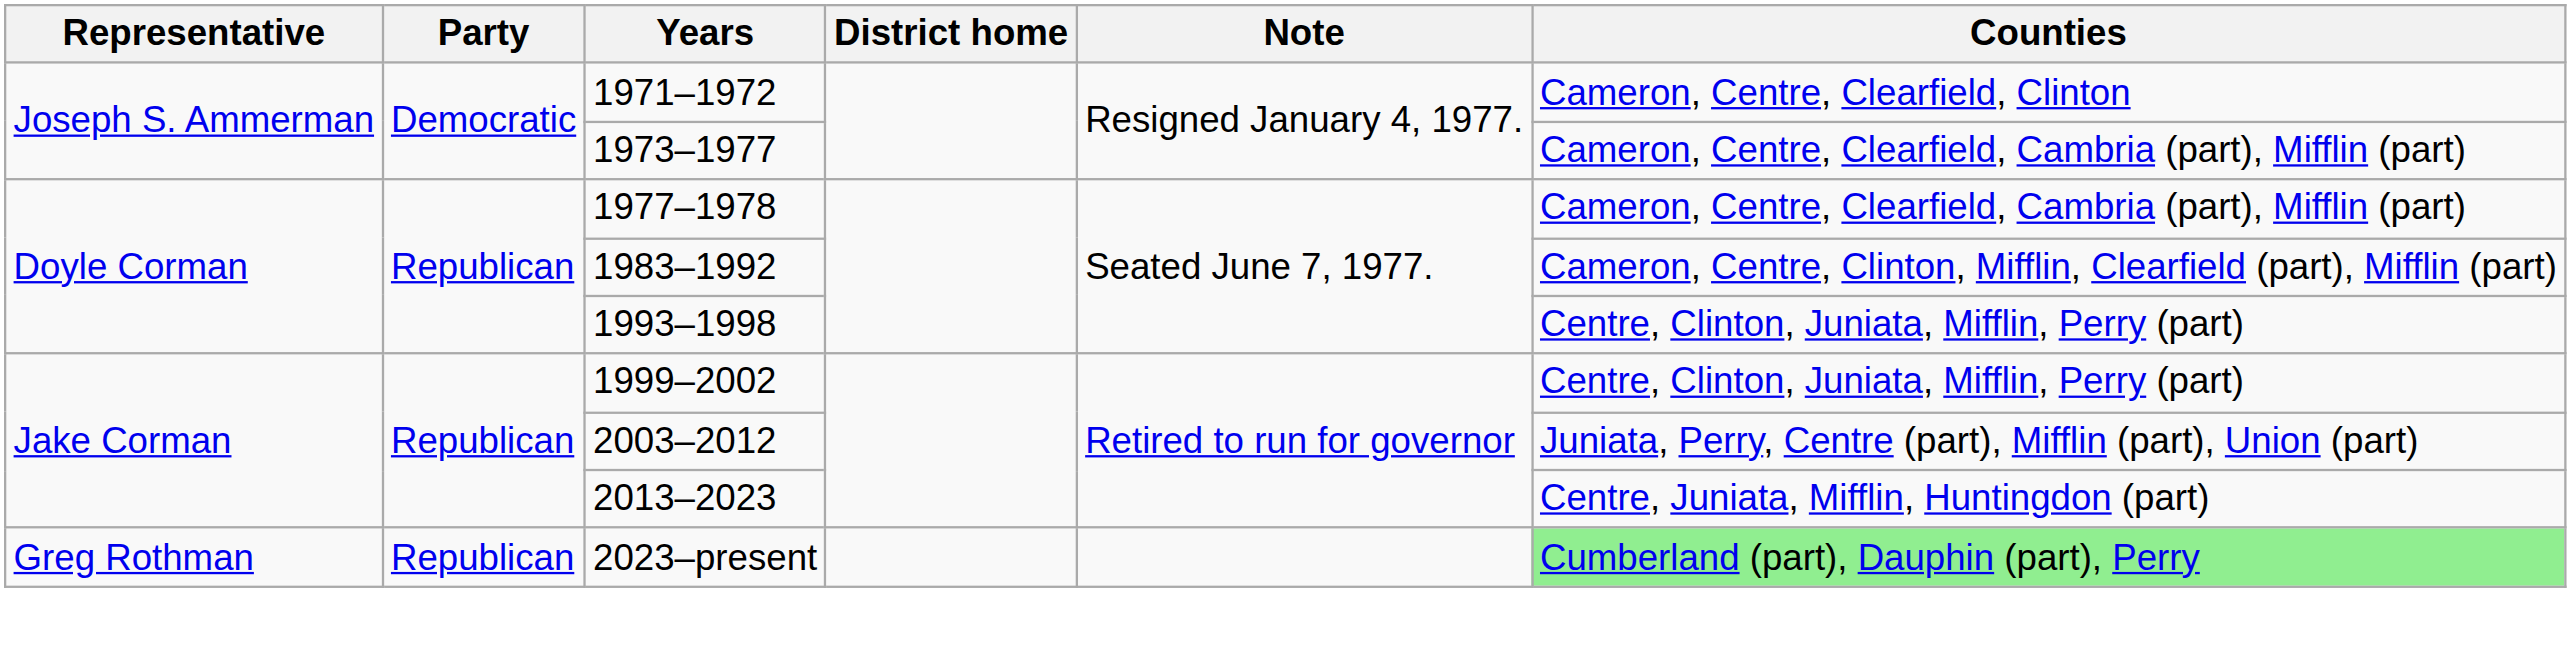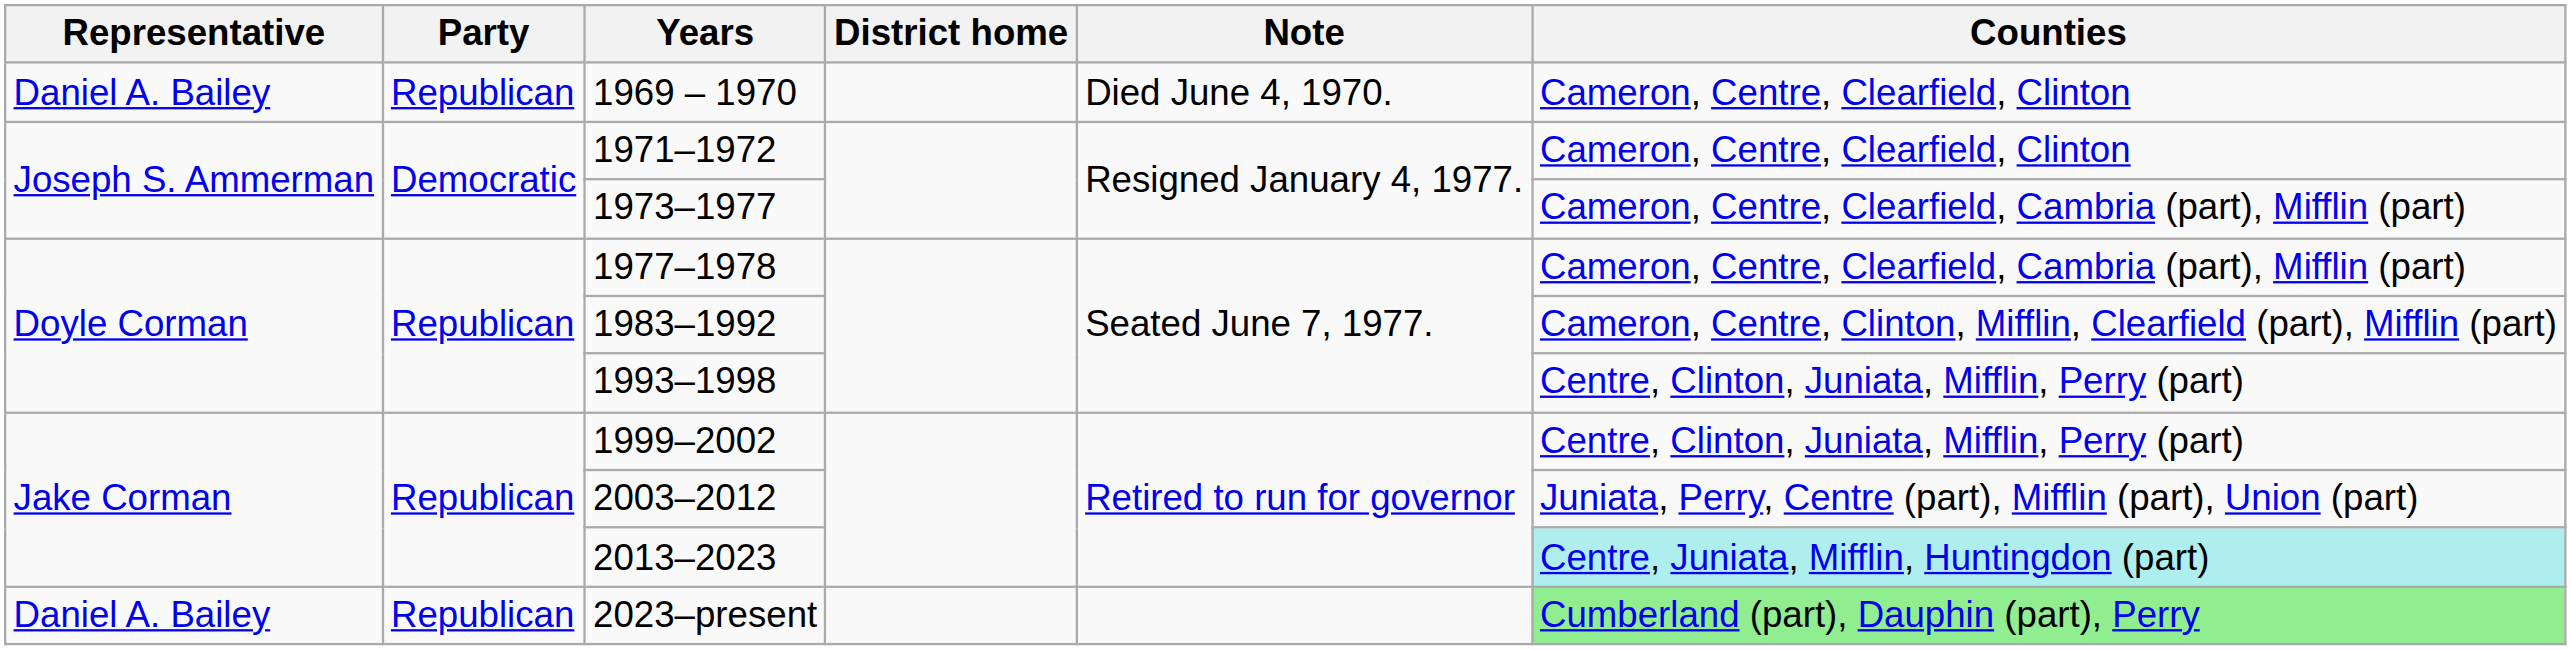+ row: (695, 91)
(1875, 498) no background -> (1875, 556) paleturquoise background
(134, 556) Greg Rothman -> (142, 614) Daniel A. Bailey
